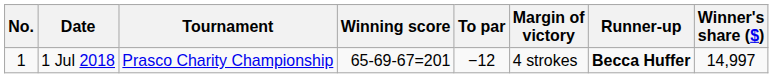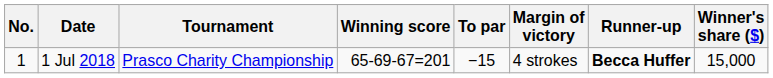(482, 60) −12 -> (482, 60) −15
(731, 60) 14,997 -> (731, 60) 15,000
